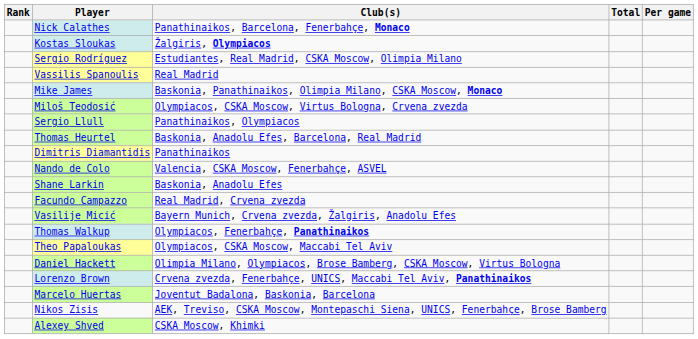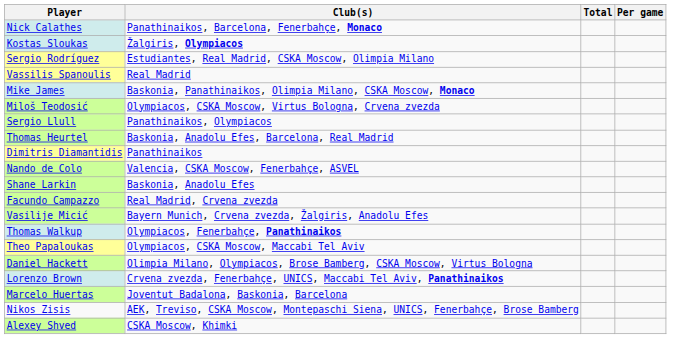- column: (18, 12)
